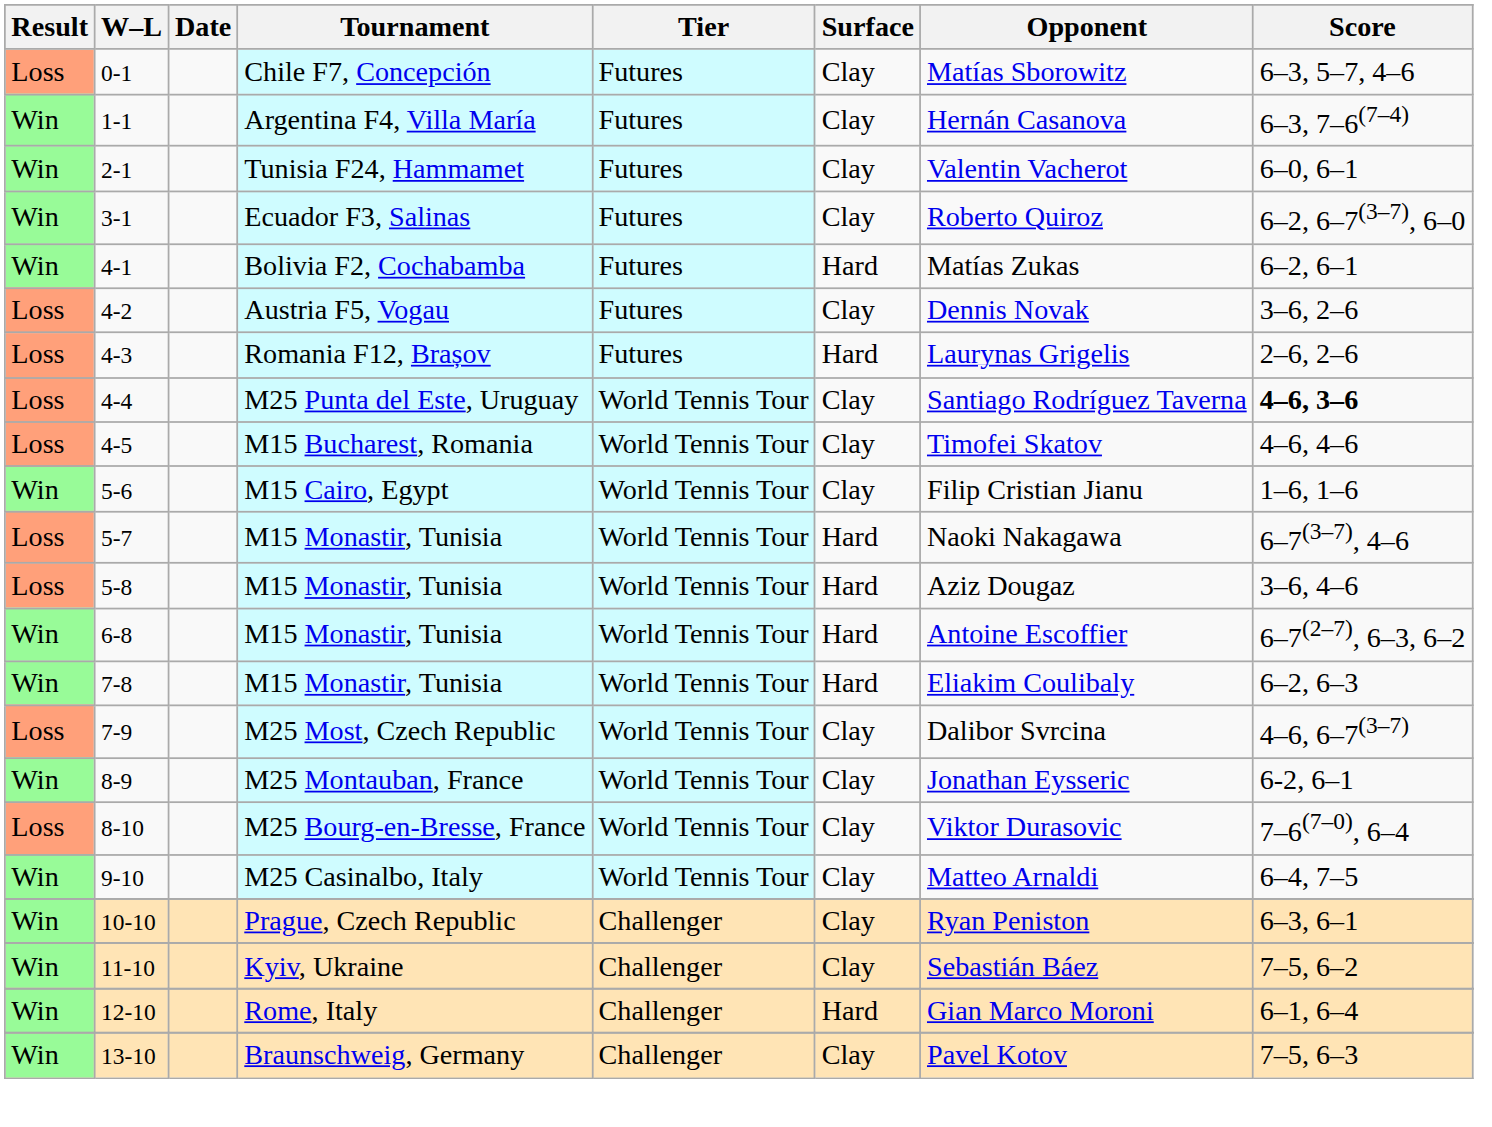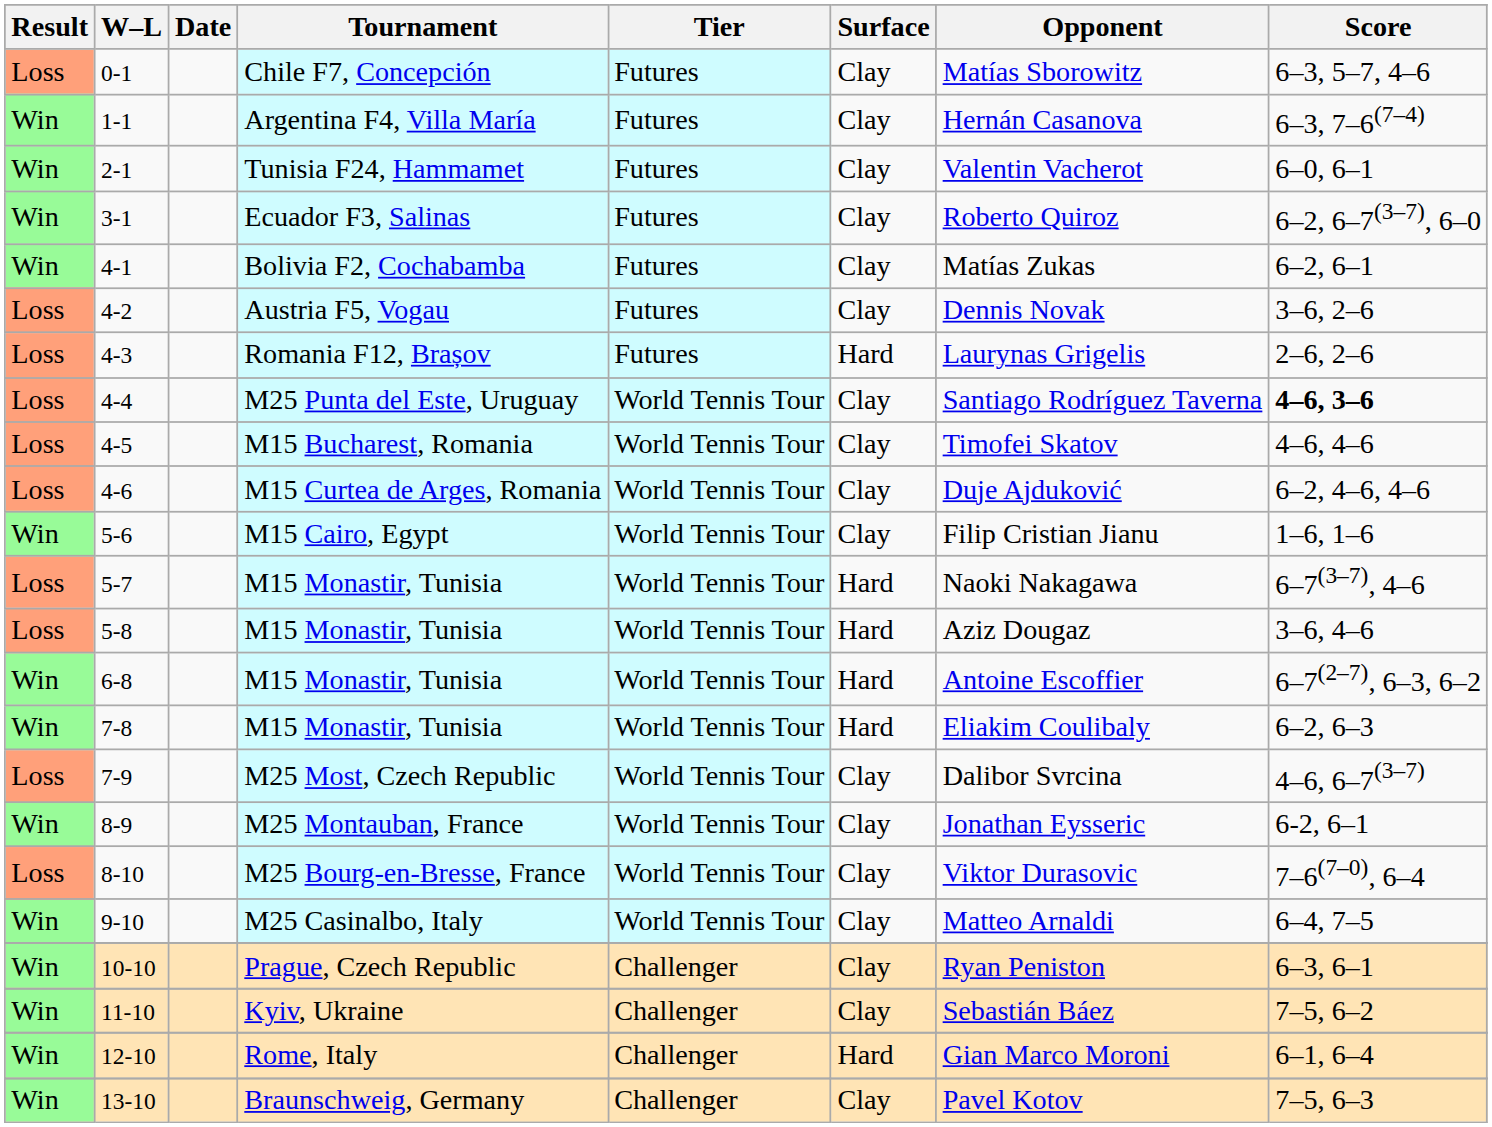(850, 265) Hard -> (864, 265) Clay
+ row: (117, 490)
